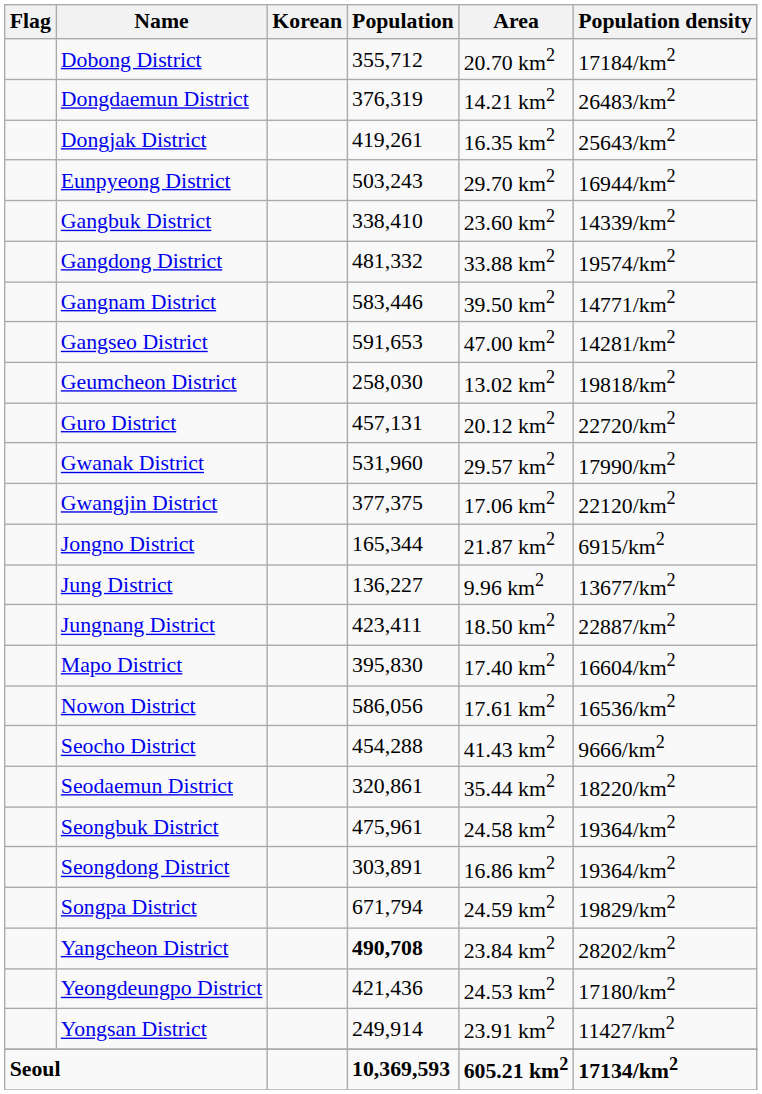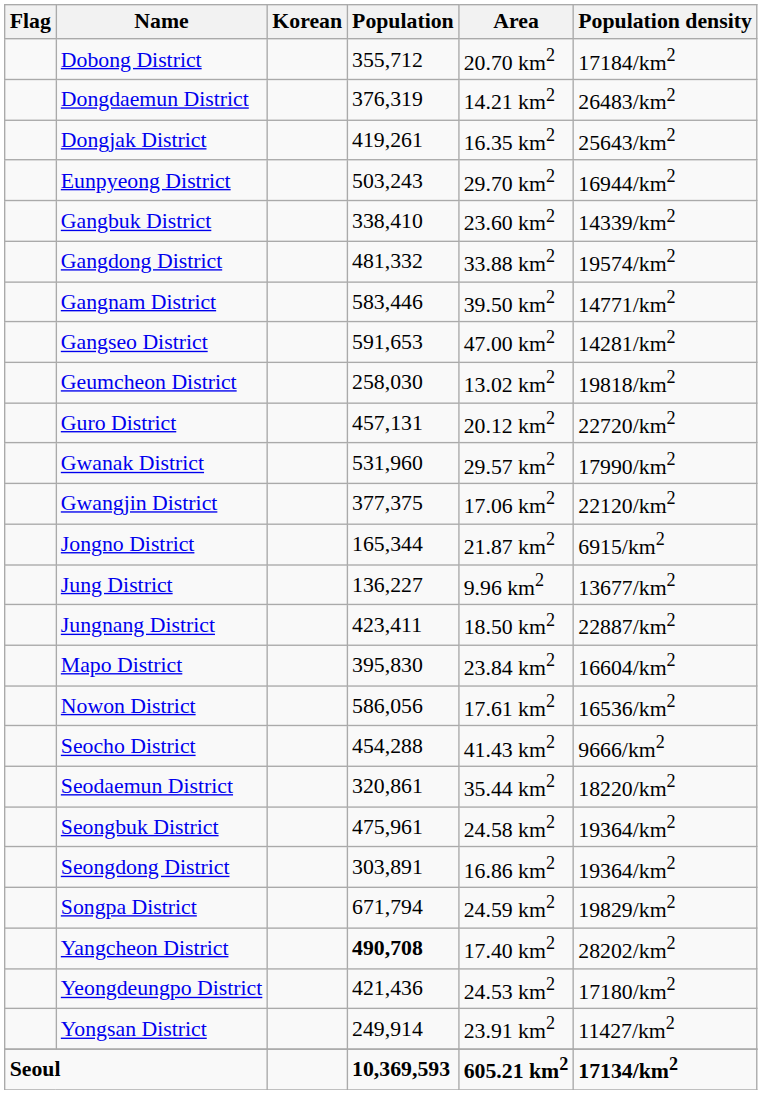(509, 665) 17.40 km2 -> (509, 665) 23.84 km2
(509, 947) 23.84 km2 -> (509, 947) 17.40 km2
